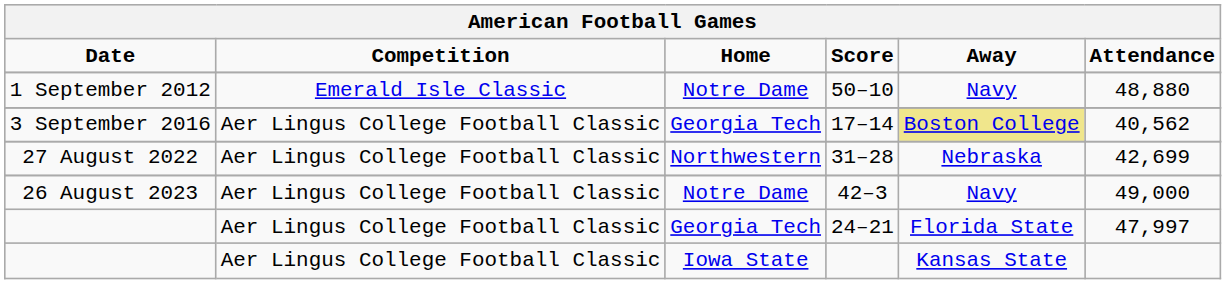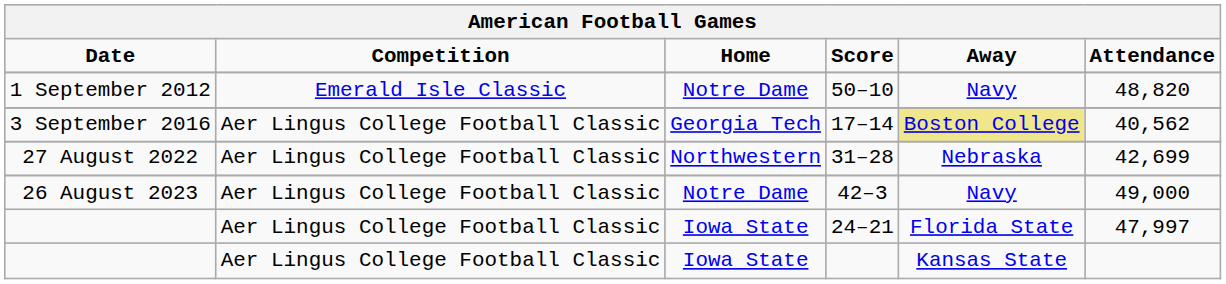(1152, 90) 48,880 -> (1152, 90) 48,820
(746, 227) Georgia Tech -> (746, 227) Iowa State
